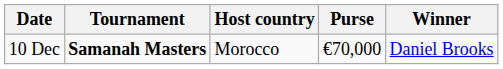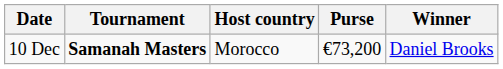(352, 49) €70,000 -> (352, 49) €73,200
